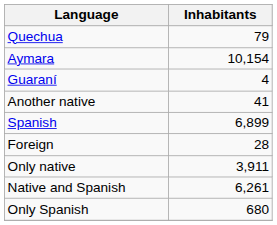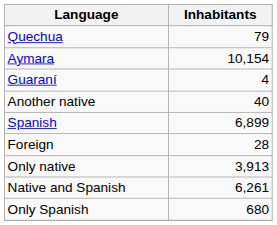(261, 101) 41 -> (261, 101) 40
(253, 166) 3,911 -> (252, 166) 3,913
